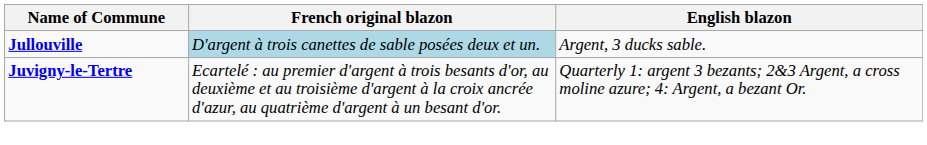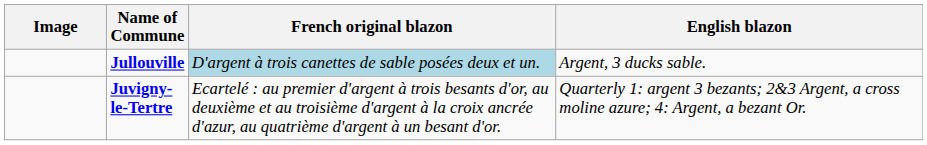+ column: (56, 27)
